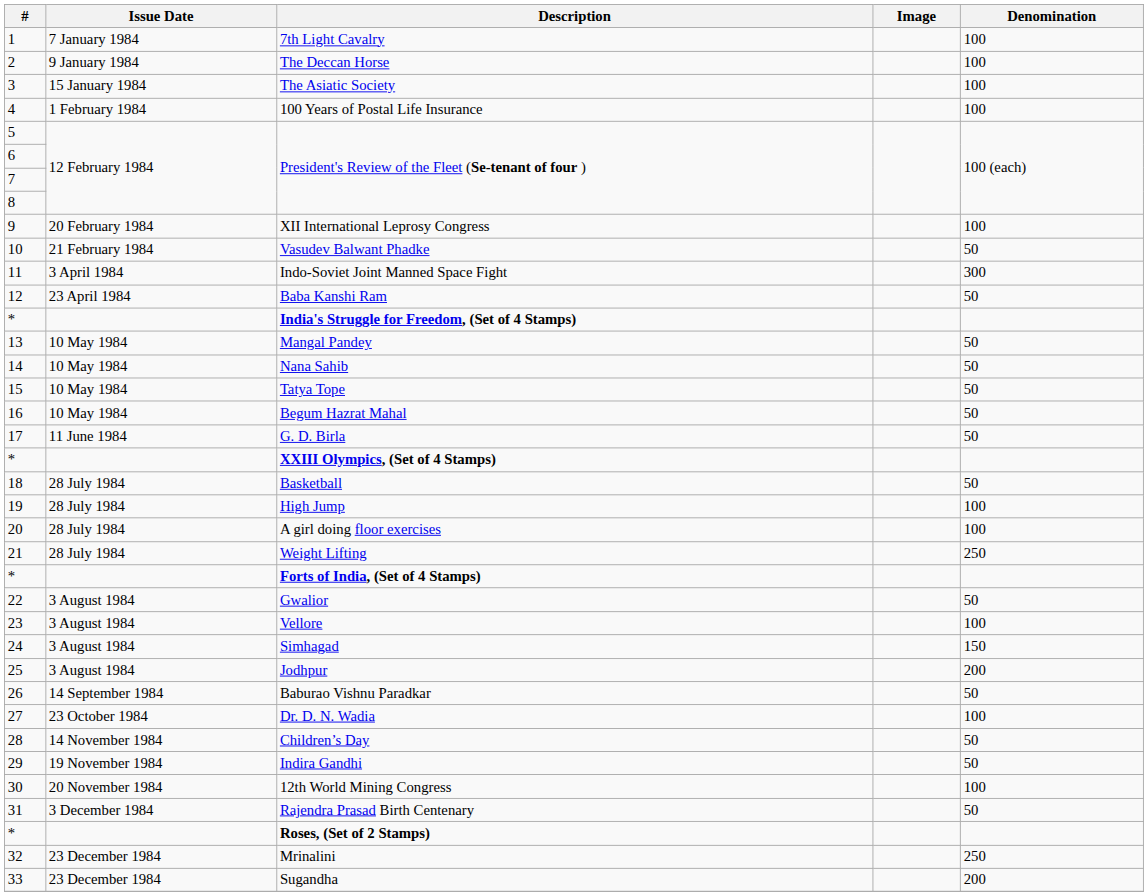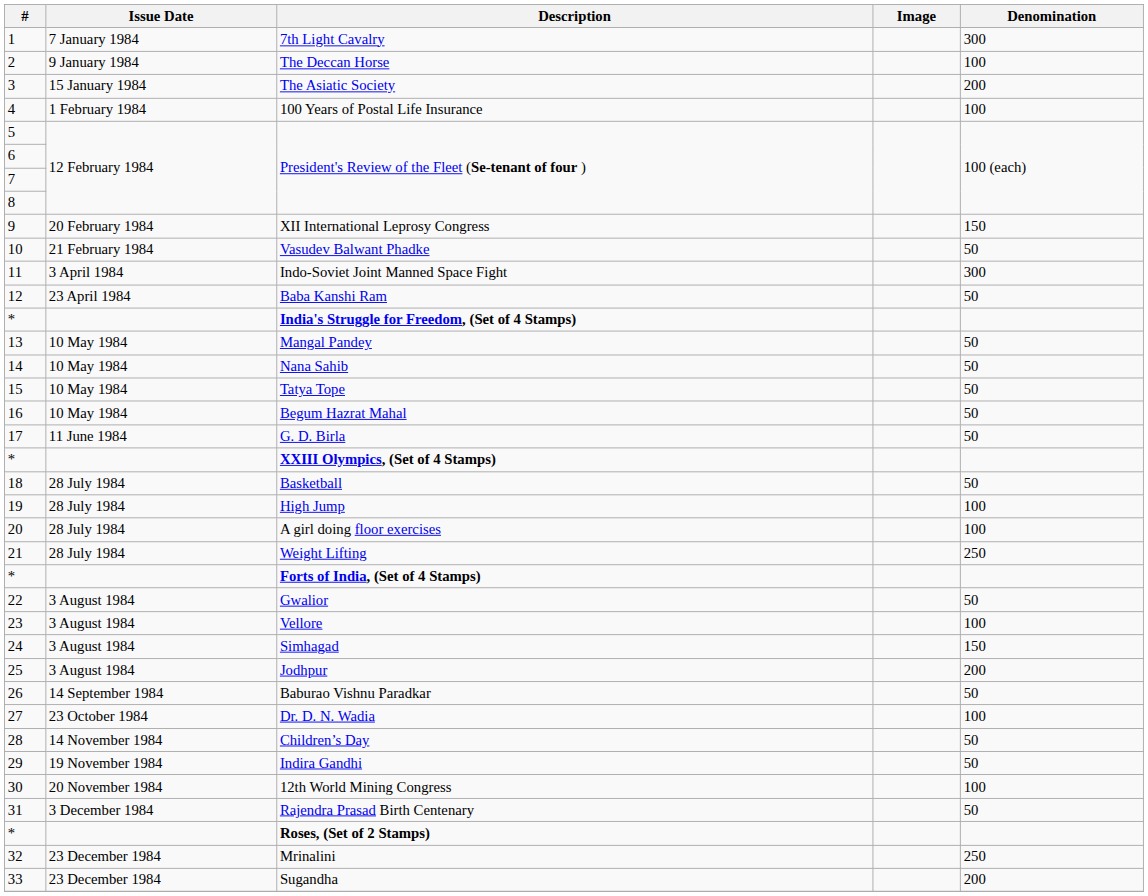(975, 39) 100 -> (975, 39) 300
(975, 86) 100 -> (975, 86) 200
(975, 226) 100 -> (975, 226) 150
